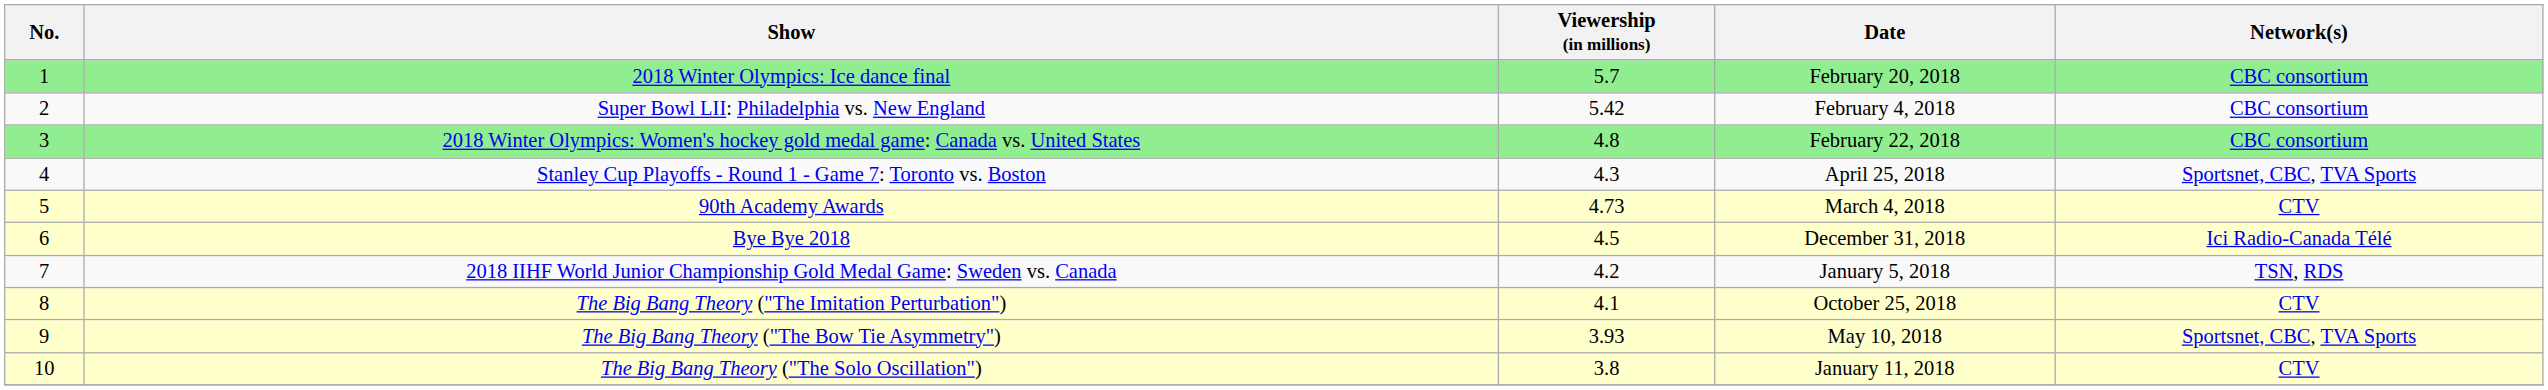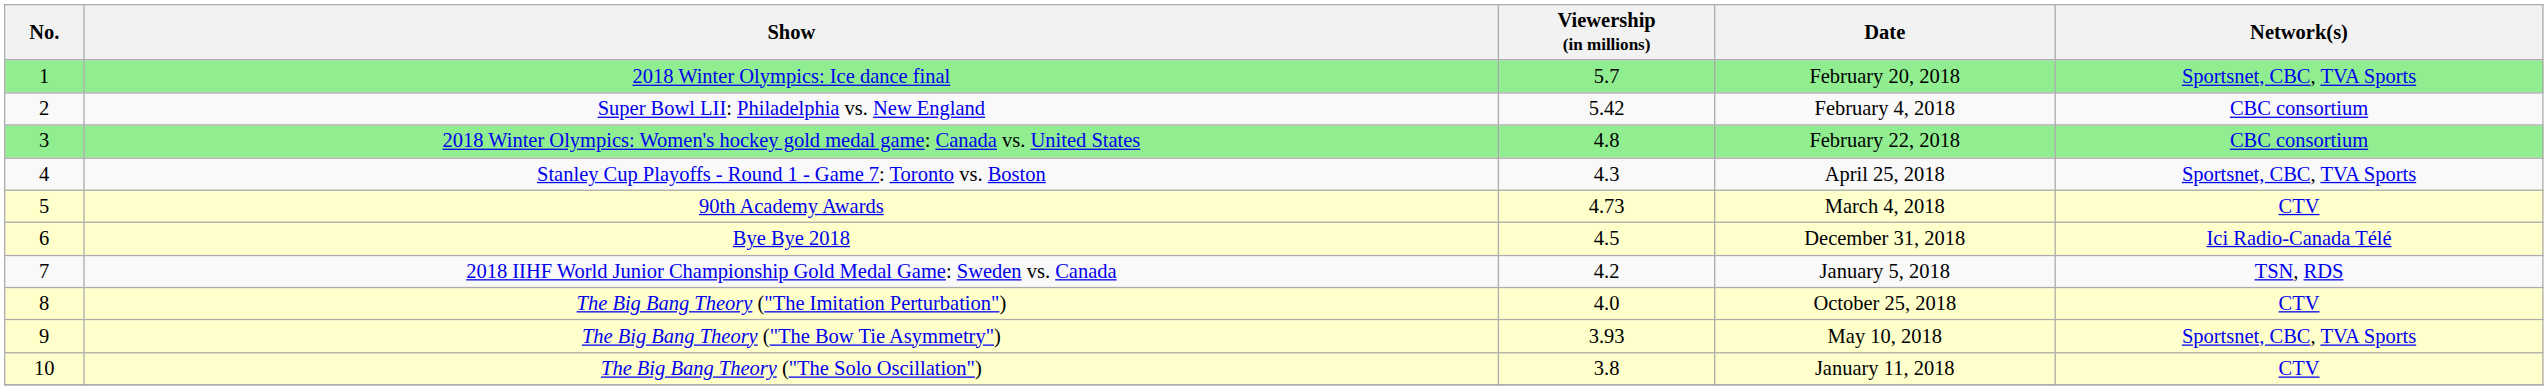(2299, 76) CBC consortium -> (2299, 76) Sportsnet, CBC, TVA Sports
(1607, 303) 4.1 -> (1607, 303) 4.0
